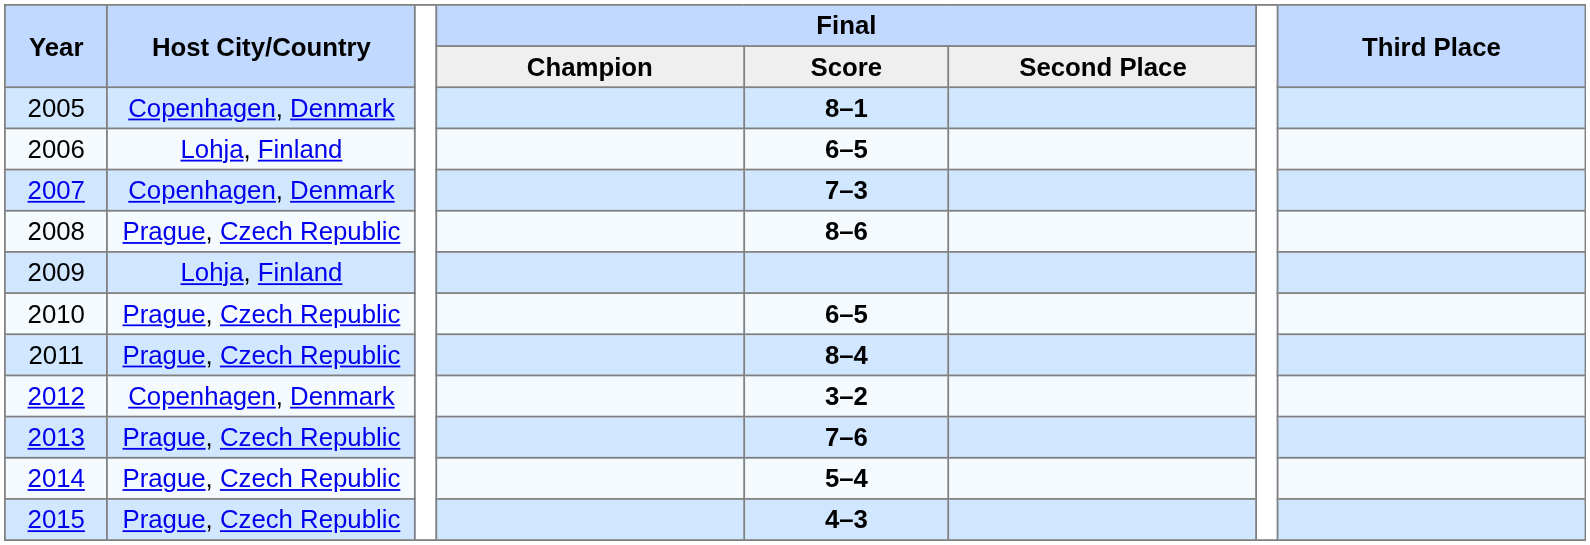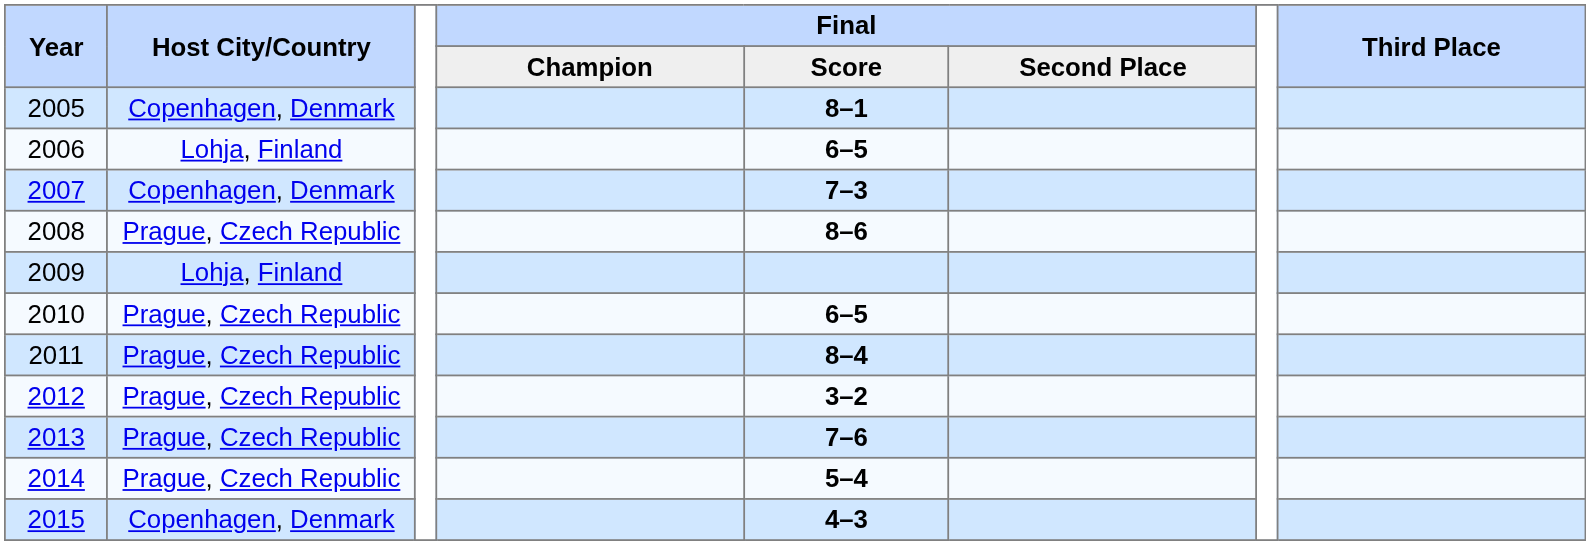(261, 396) Copenhagen, Denmark -> (261, 396) Prague, Czech Republic
(261, 520) Prague, Czech Republic -> (261, 520) Copenhagen, Denmark
